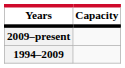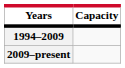rows swapped: (39, 54) <-> (39, 36)
